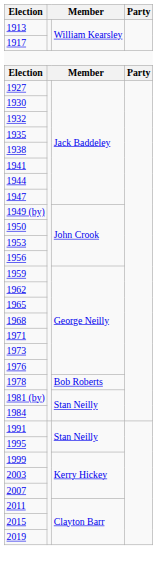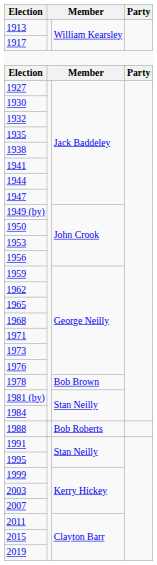(78, 382) Bob Roberts -> (76, 382) Bob Brown
+ row: (16, 428)
